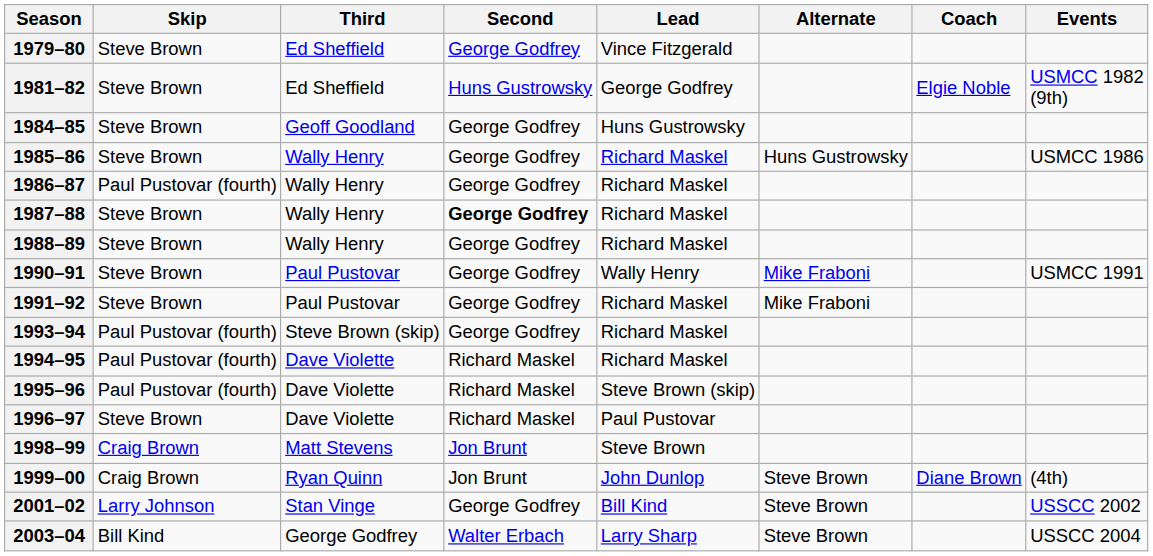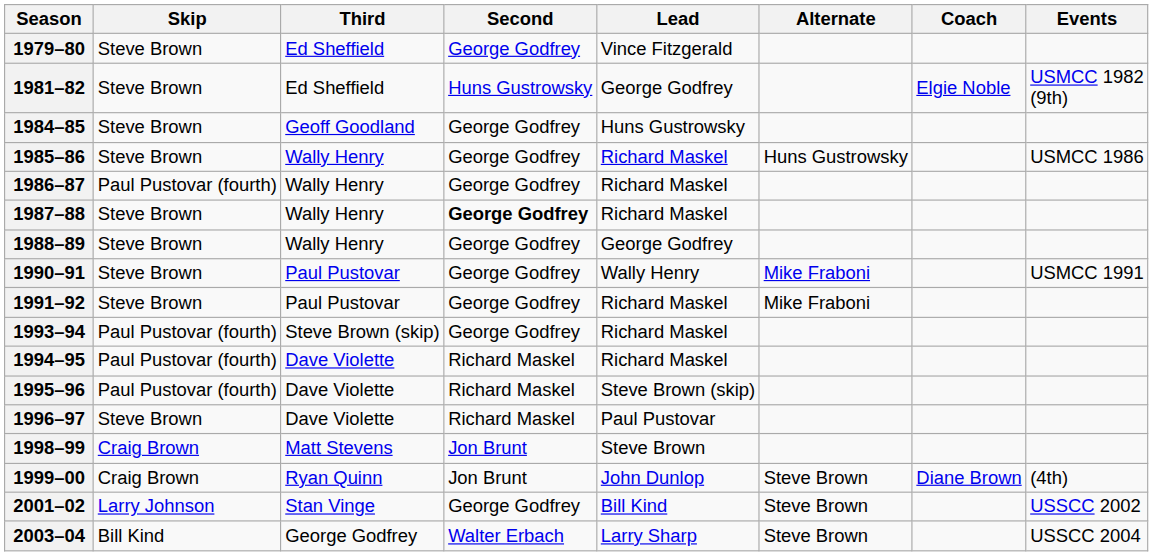(664, 244) Richard Maskel -> (667, 244) George Godfrey
